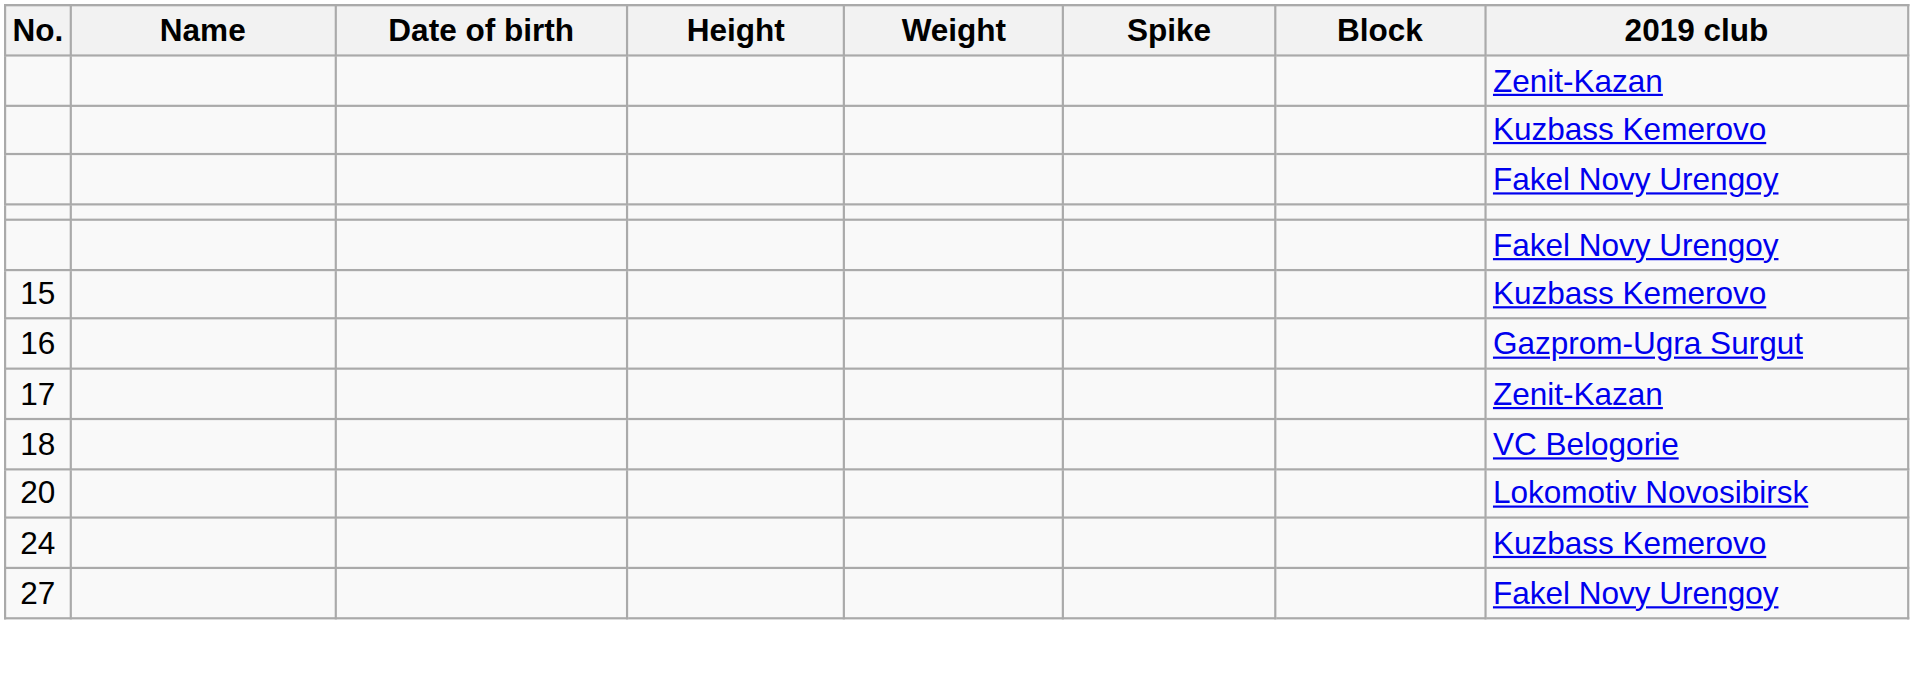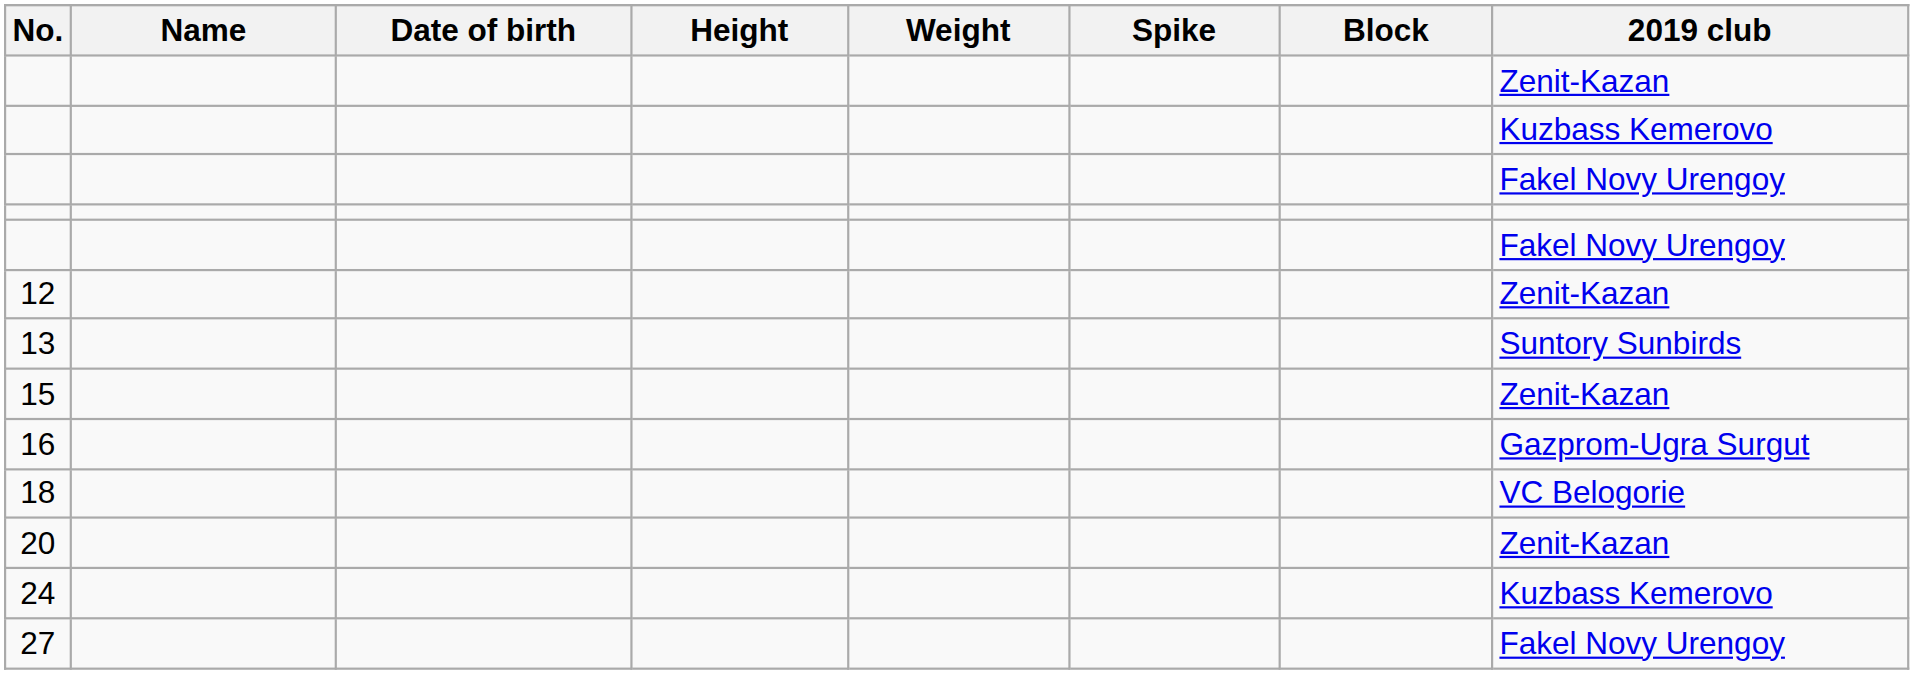+ row: (38, 294)
+ row: (38, 344)
(1630, 294) Kuzbass Kemerovo -> (1584, 394) Zenit-Kazan
- row: (38, 394)
(1651, 494) Lokomotiv Novosibirsk -> (1584, 543) Zenit-Kazan
